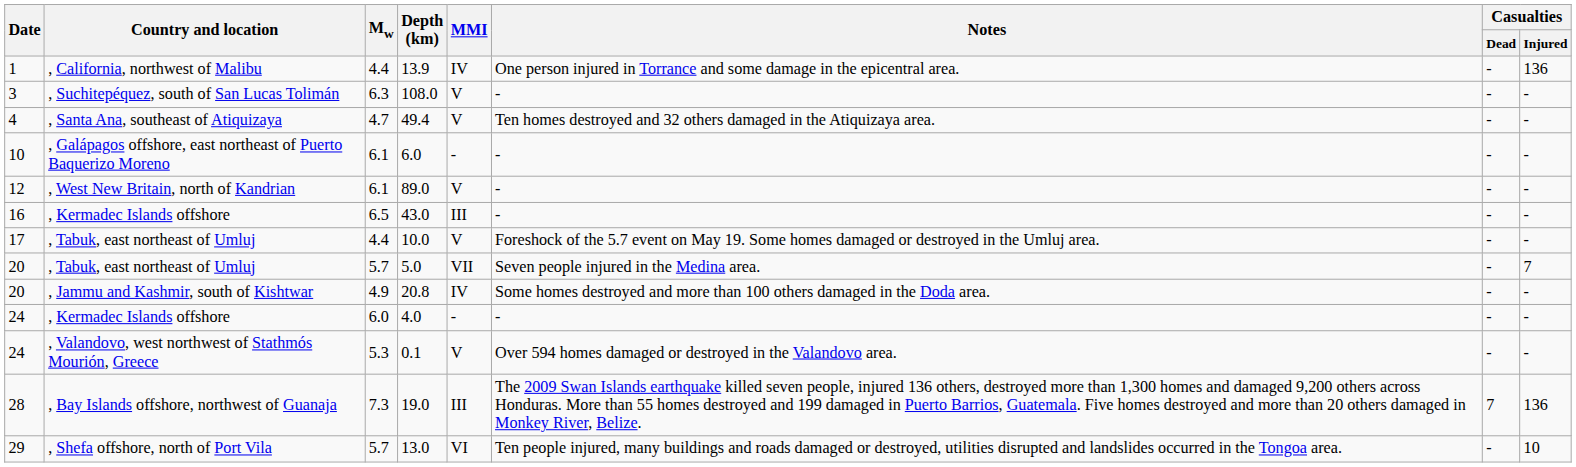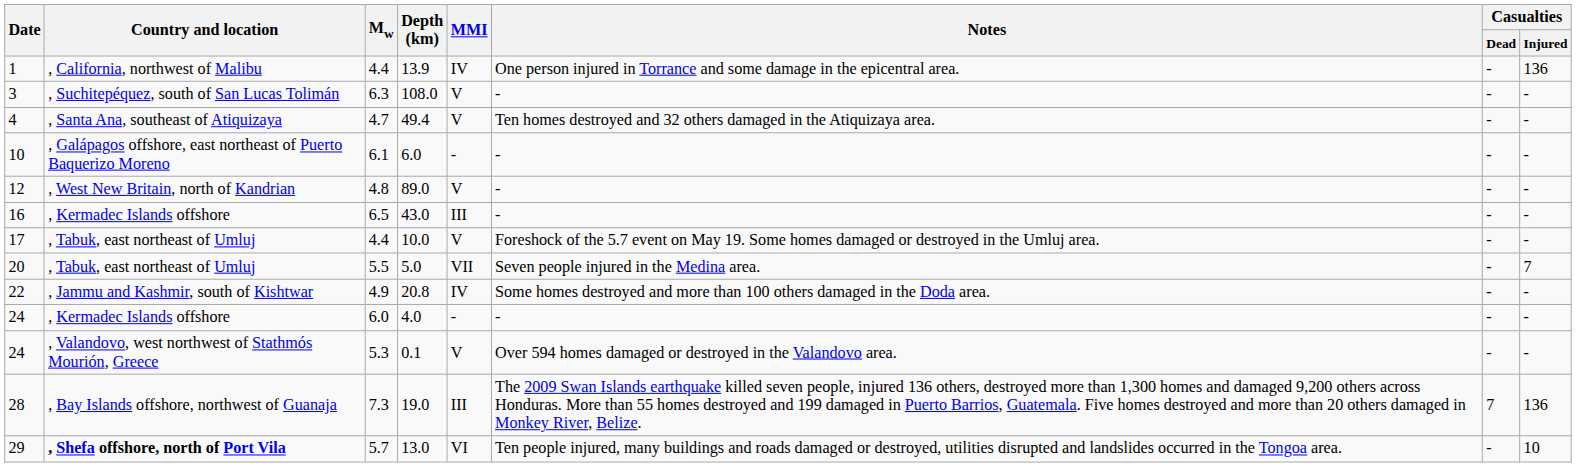(379, 189) 6.1 -> (379, 189) 4.8
(379, 266) 5.7 -> (379, 266) 5.5
(16, 291) 20 -> (16, 291) 22
(160, 448) normal -> (167, 448) bold
